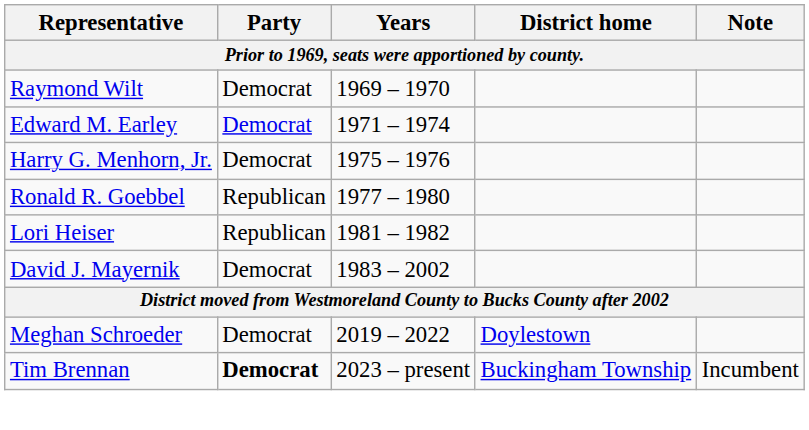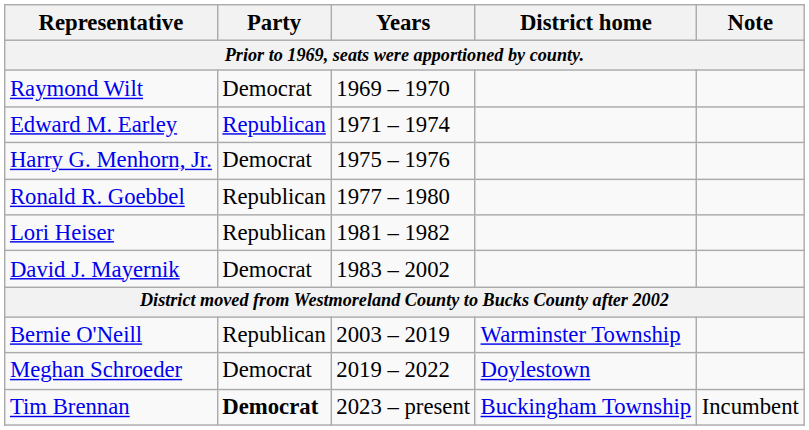(267, 124) Democrat -> (274, 124) Republican
+ row: (76, 334)
